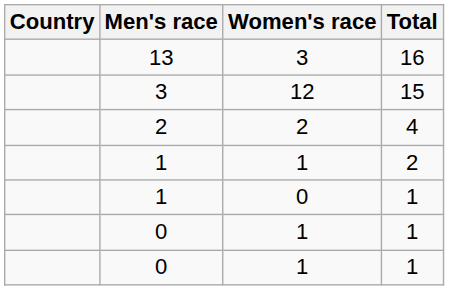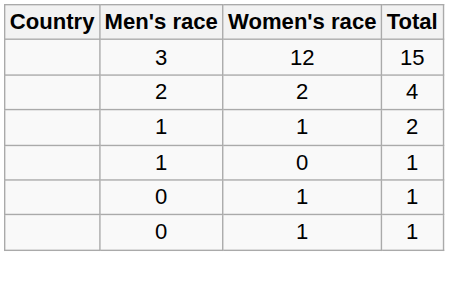- row: (161, 57)
